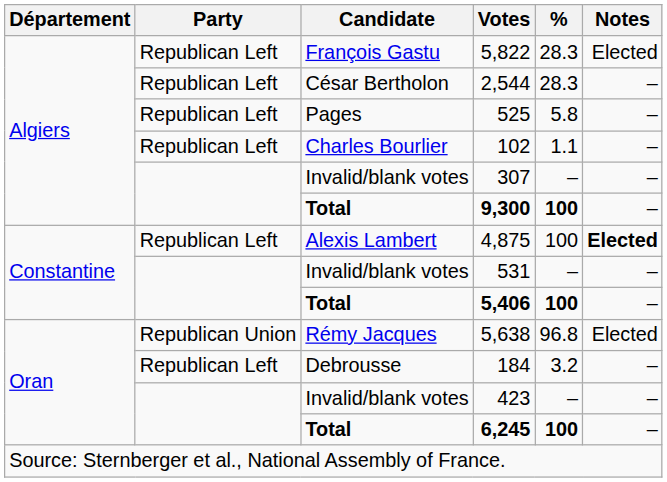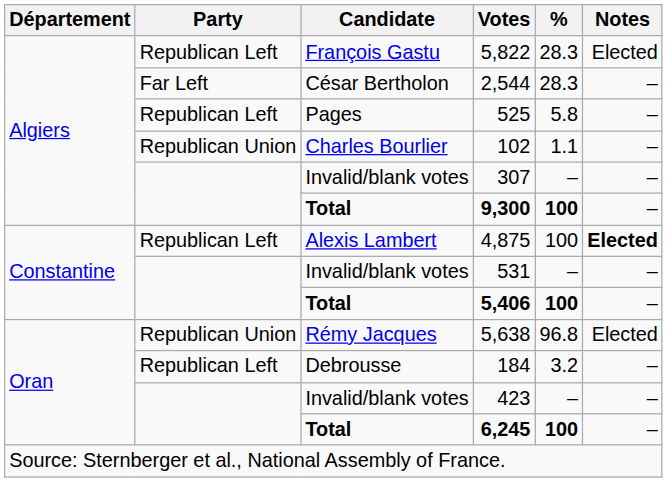(209, 83) Republican Left -> (174, 83) Far Left
(209, 146) Republican Left -> (218, 146) Republican Union
